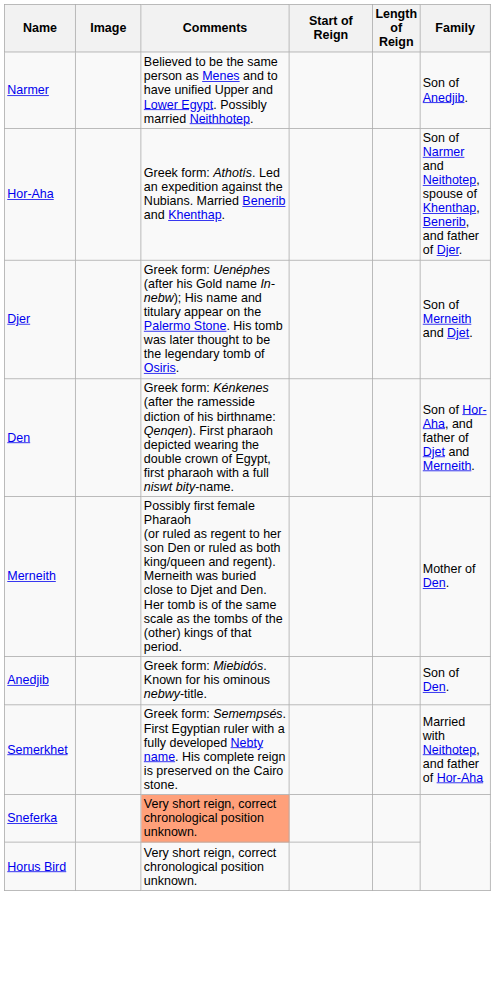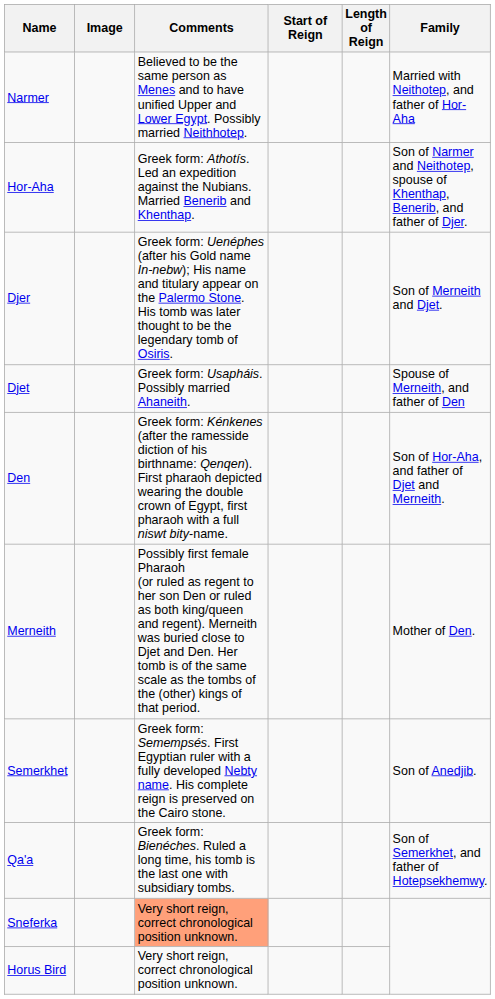(445, 90) Son of Anedjib. -> (433, 97) Married with Neithotep, and father of Hor-Aha
+ row: (18, 388)
- row: (28, 680)
(453, 749) Married with Neithotep, and father of Hor-Aha -> (435, 770) Son of Anedjib.
+ row: (20, 860)
